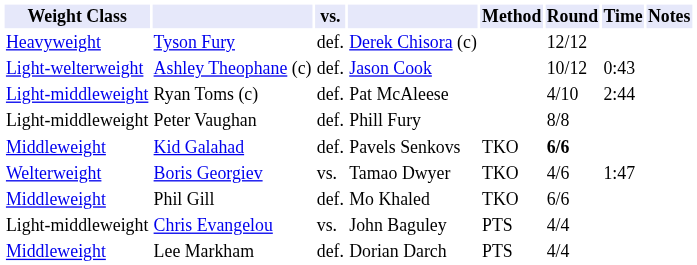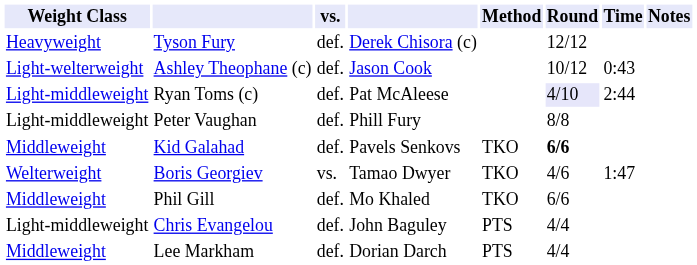(563, 94) no background -> (563, 94) lavender background
(327, 225) vs. -> (330, 225) def.
